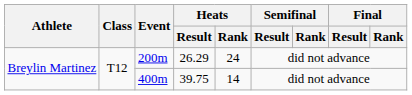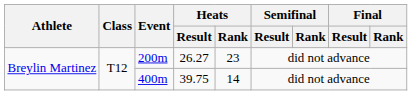(194, 58) 26.29 -> (194, 58) 26.27
(233, 58) 24 -> (233, 58) 23
